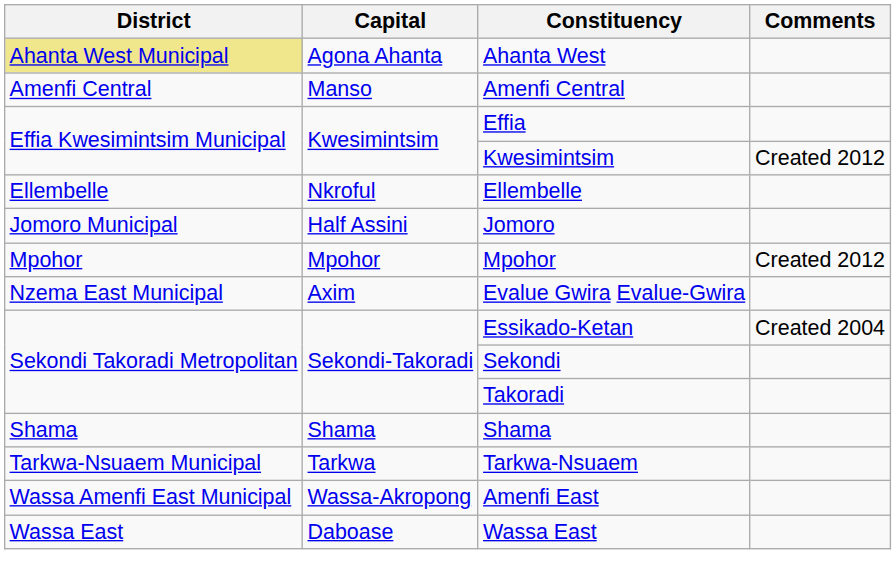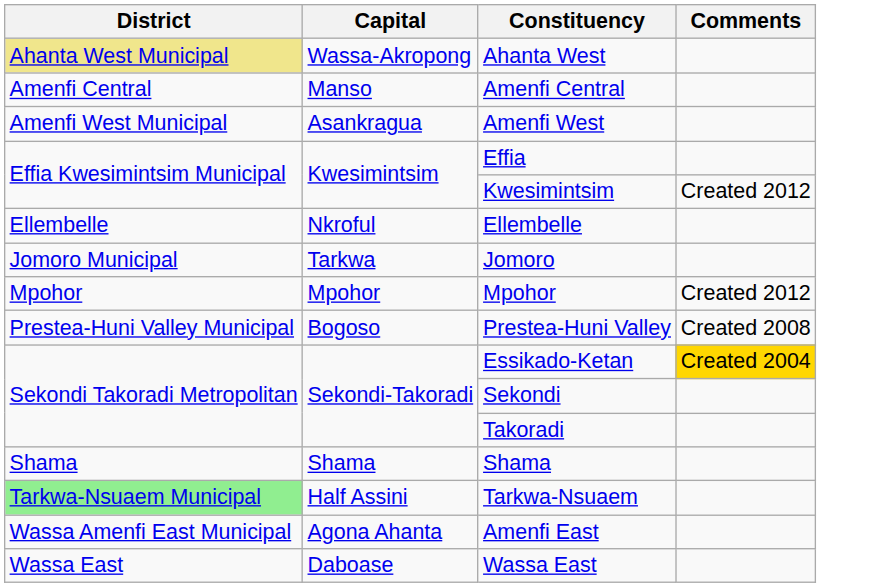(375, 55) Agona Ahanta -> (389, 55) Wassa-Akropong
+ row: (544, 123)
(358, 225) Half Assini -> (341, 259) Tarkwa
- row: (614, 293)
+ row: (577, 327)
(820, 327) no background -> (746, 361) gold background
(135, 463) no background -> (135, 497) lightgreen background
(341, 463) Tarkwa -> (358, 497) Half Assini
(389, 497) Wassa-Akropong -> (375, 531) Agona Ahanta
